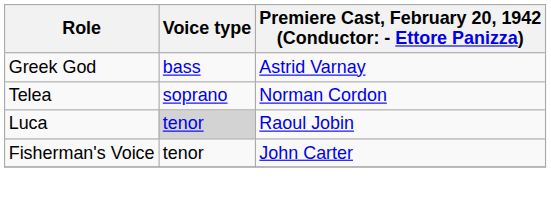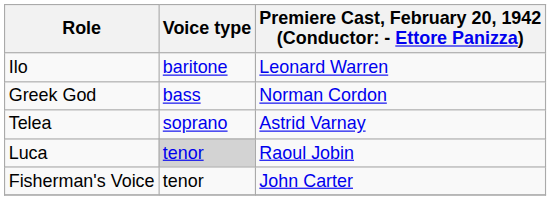+ row: (18, 67)
(312, 67) Astrid Varnay -> (323, 95) Norman Cordon
(323, 95) Norman Cordon -> (312, 124) Astrid Varnay
